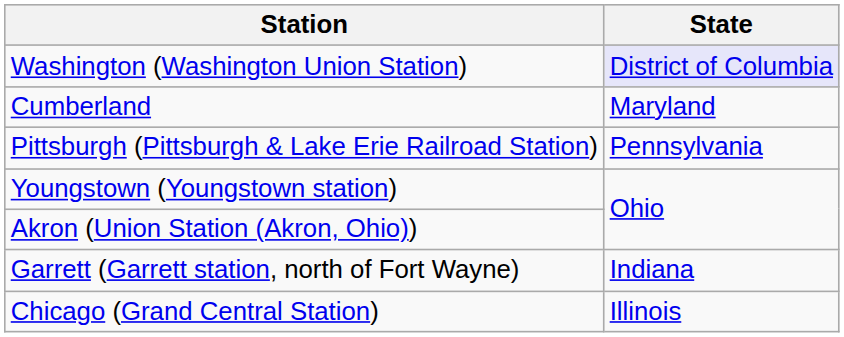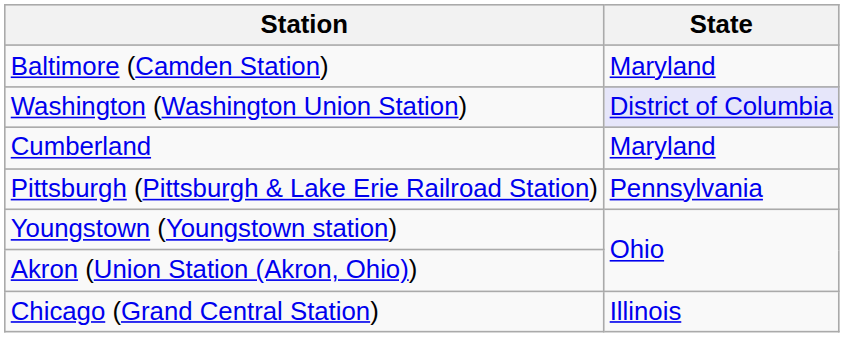+ row: (170, 65)
- row: (265, 270)
